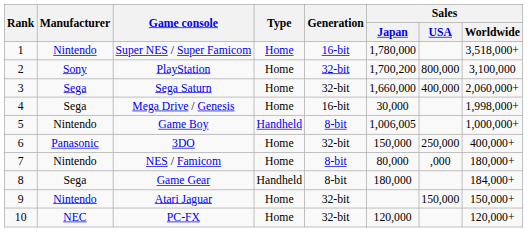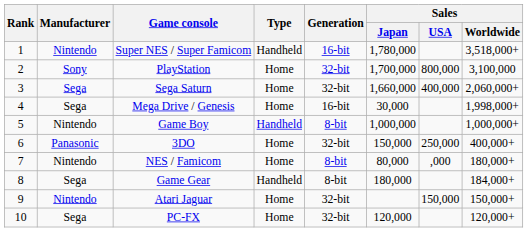(279, 50) Home -> (279, 50) Handheld
(393, 69) 1,700,200 -> (393, 69) 1,700,000
(393, 124) 1,006,005 -> (393, 124) 1,000,000
(75, 217) NEC -> (75, 217) Sega
